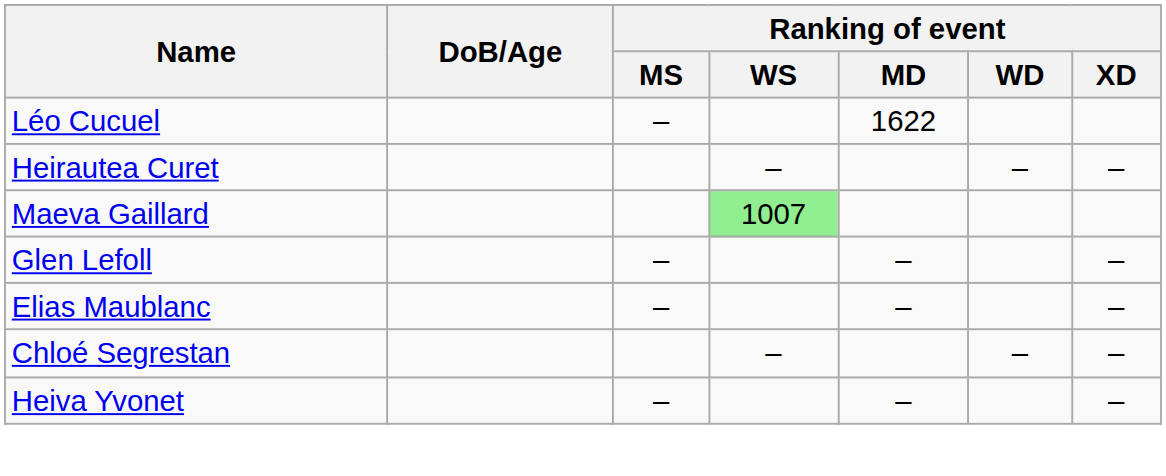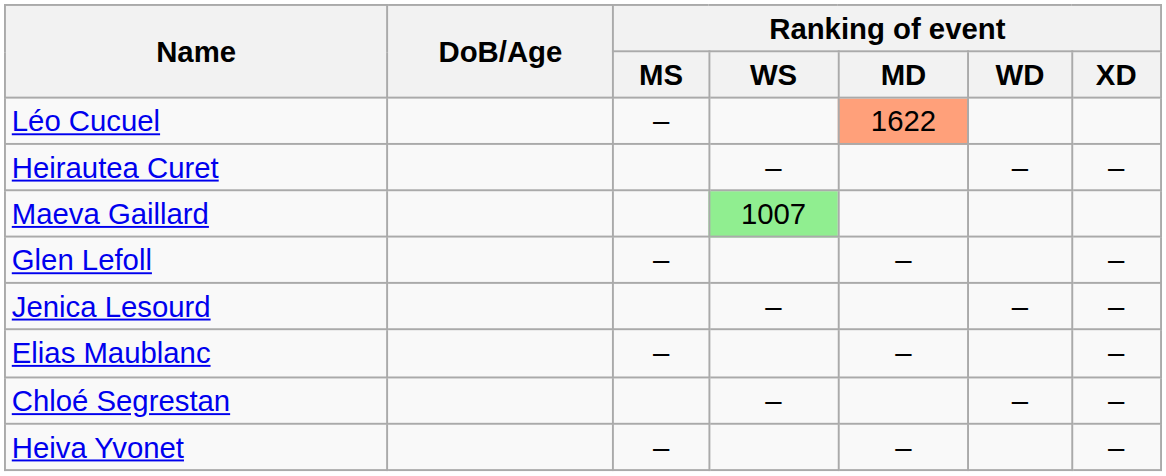(903, 121) no background -> (903, 121) lightsalmon background
+ row: (111, 307)
